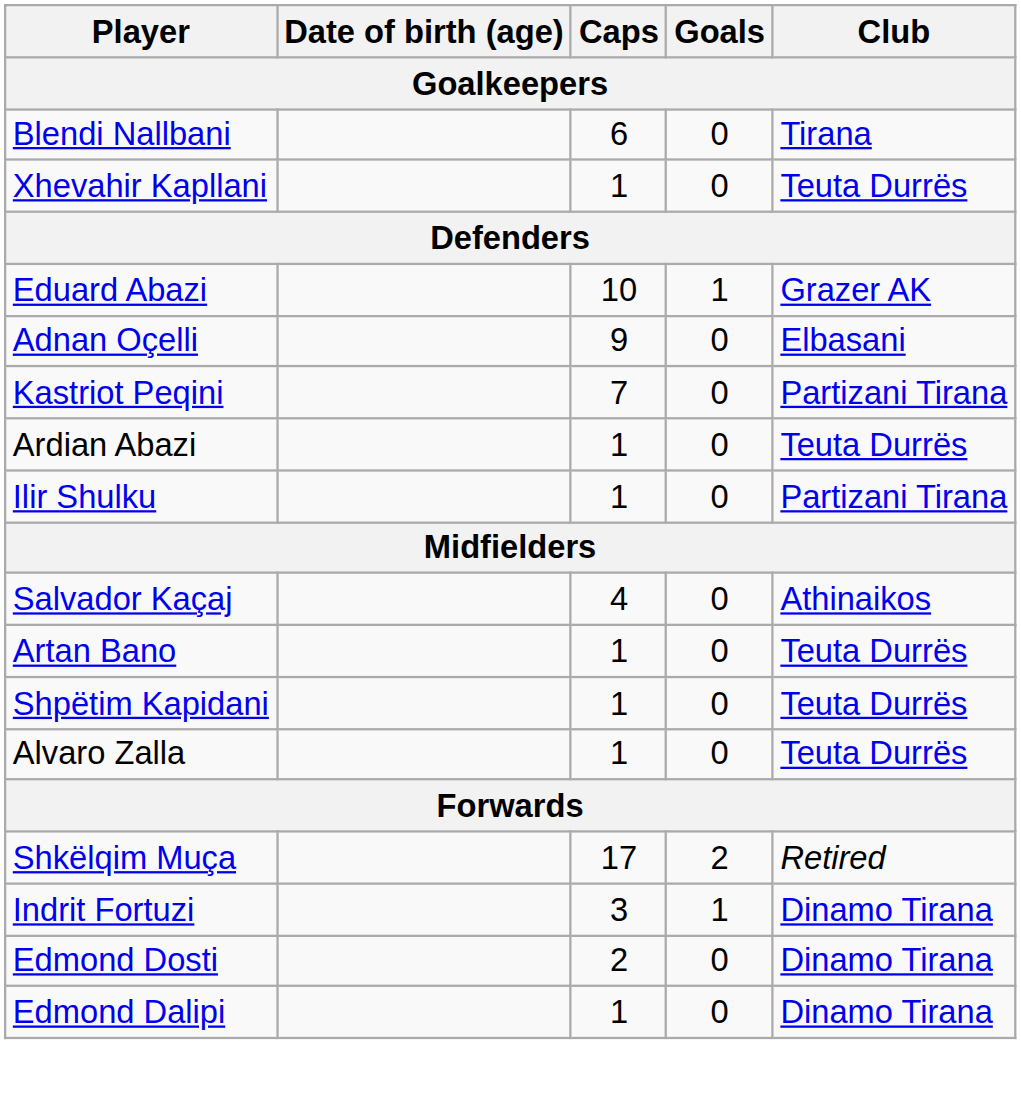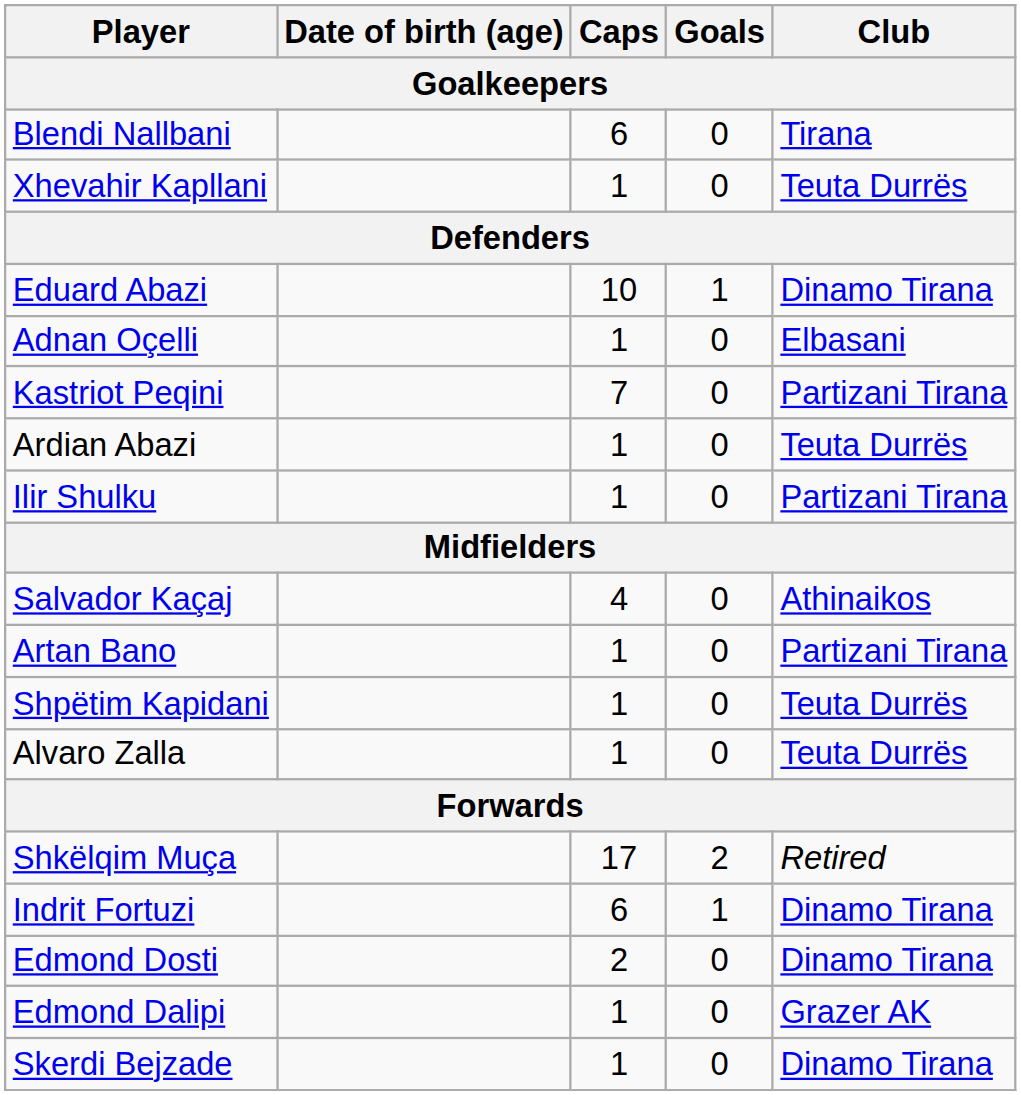(856, 290) Grazer AK -> (887, 290) Dinamo Tirana
(619, 341) 9 -> (619, 341) 1
(874, 651) Teuta Durrës -> (894, 651) Partizani Tirana
(619, 909) 3 -> (619, 909) 6
(887, 1013) Dinamo Tirana -> (856, 1013) Grazer AK
+ row: (123, 1064)
